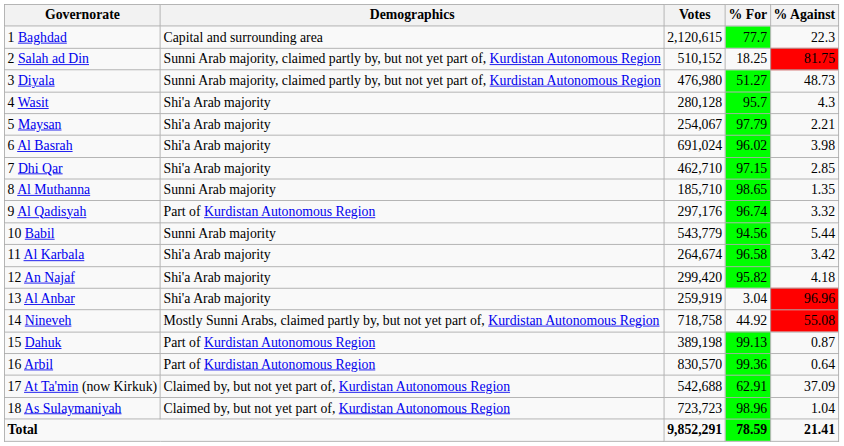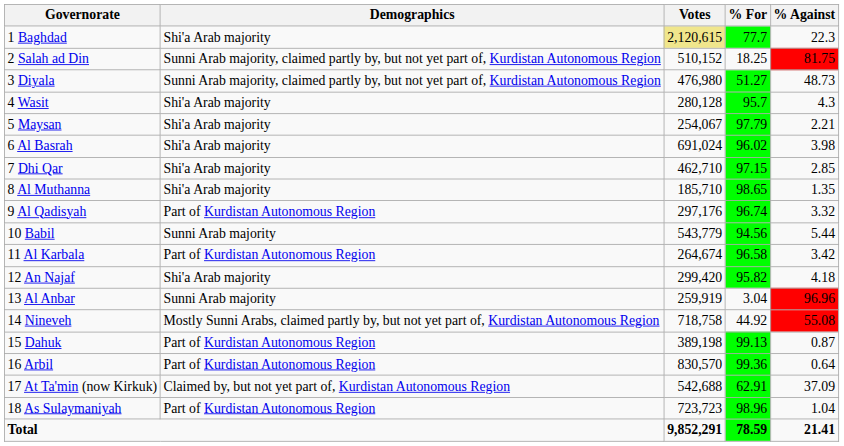(243, 37) Capital and surrounding area -> (217, 37) Shi'a Arab majority
(695, 37) no background -> (695, 37) khaki background
(220, 189) Sunni Arab majority -> (217, 189) Shi'a Arab majority
(217, 255) Shi'a Arab majority -> (269, 255) Part of Kurdistan Autonomous Region
(217, 299) Shi'a Arab majority -> (220, 299) Sunni Arab majority
(337, 408) Claimed by, but not yet part of, Kurdistan Autonomous Region -> (269, 408) Part of Kurdistan Autonomous Region
